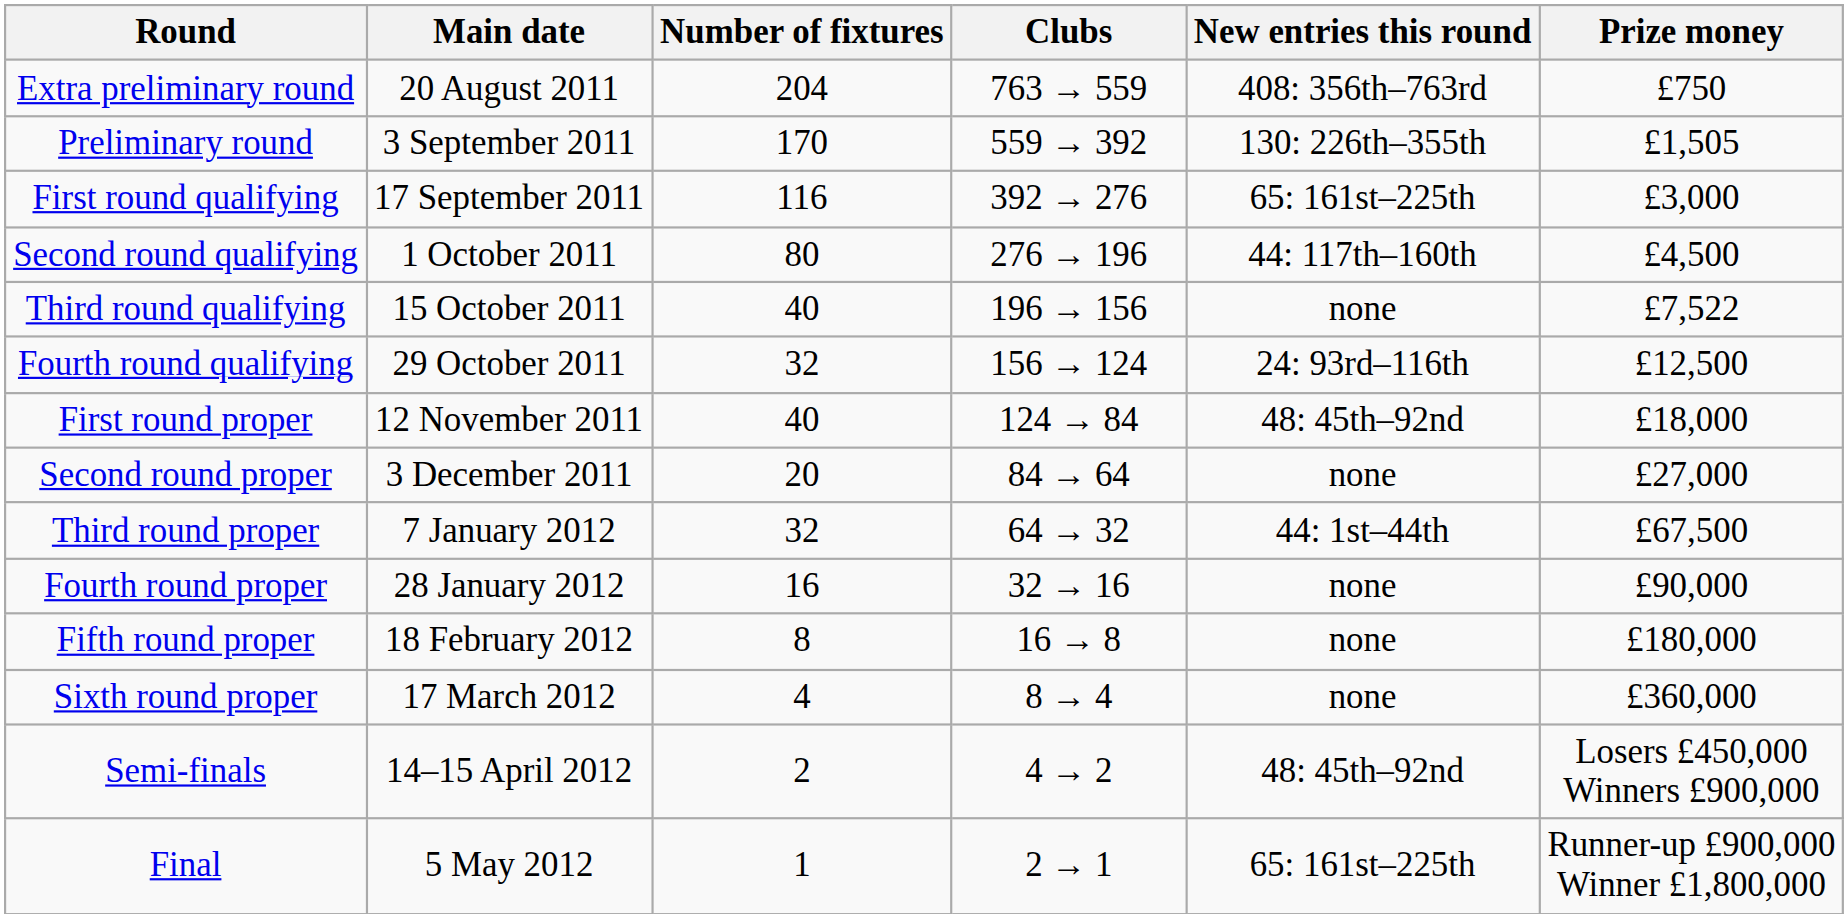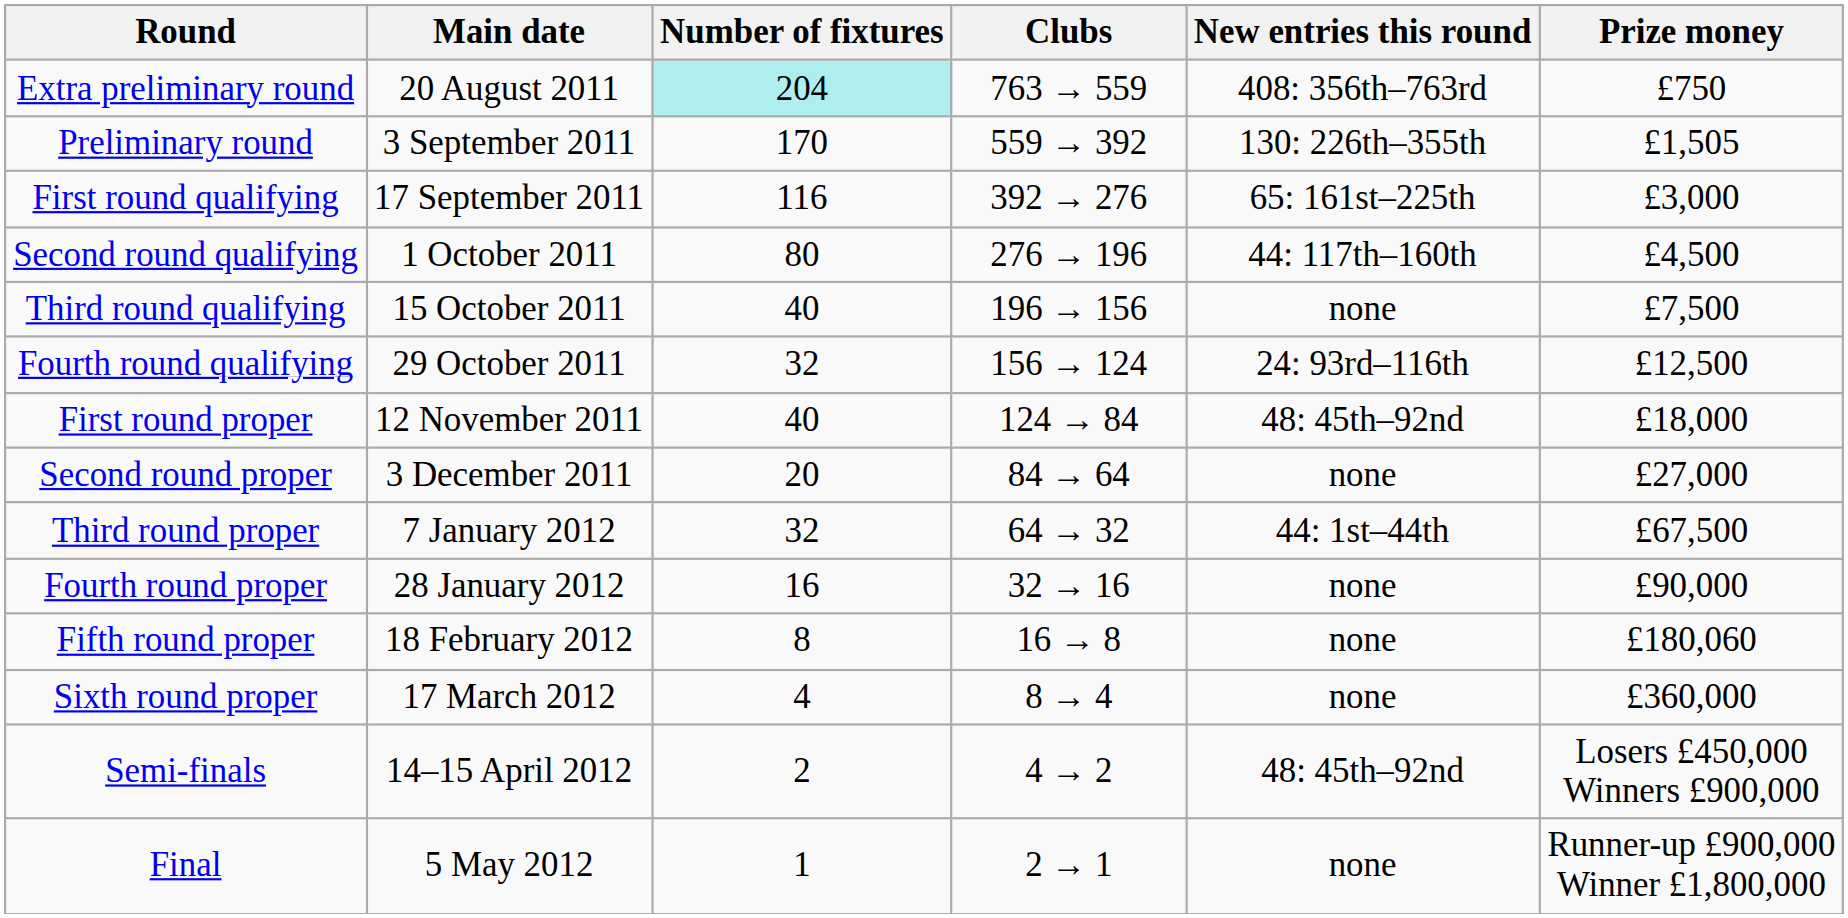(802, 87) no background -> (802, 87) paleturquoise background
(1691, 308) £7,522 -> (1691, 308) £7,500
(1691, 640) £180,000 -> (1691, 640) £180,060
(1363, 865) 65: 161st–225th -> (1363, 865) none
